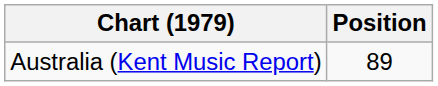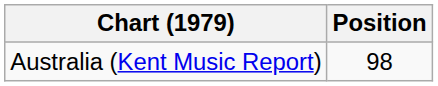(380, 61) 89 -> (380, 61) 98
